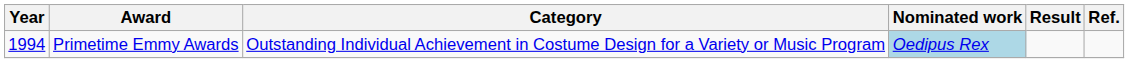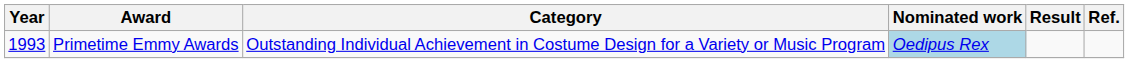(27, 44) 1994 -> (27, 44) 1993
